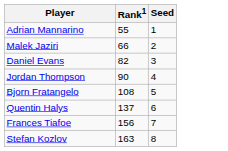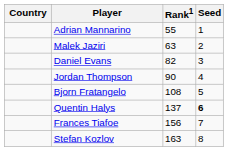+ column: (28, 13)
(123, 45) 66 -> (170, 45) 63
(153, 107) normal -> (201, 107) bold
